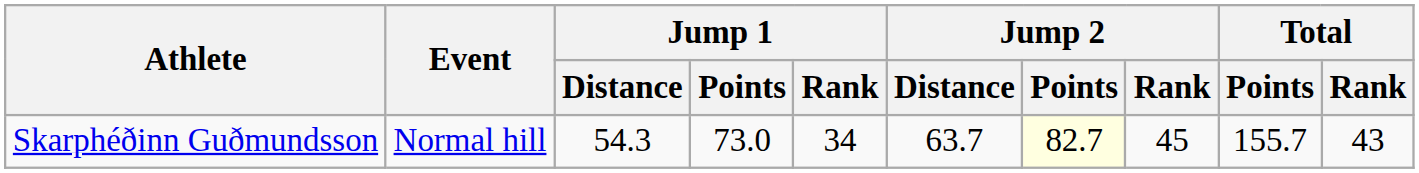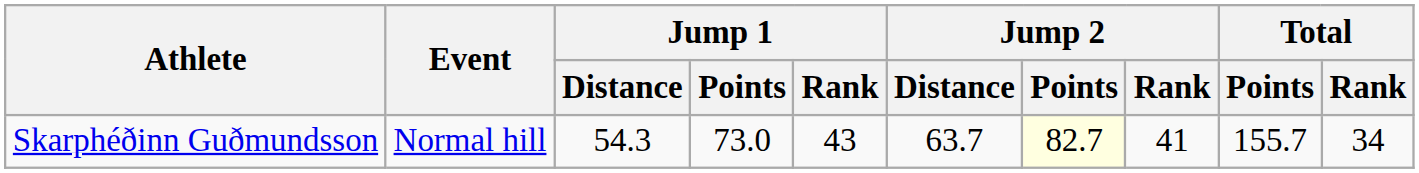(840, 140) 34 -> (840, 140) 43
(1172, 140) 45 -> (1172, 140) 41
(1368, 140) 43 -> (1368, 140) 34
